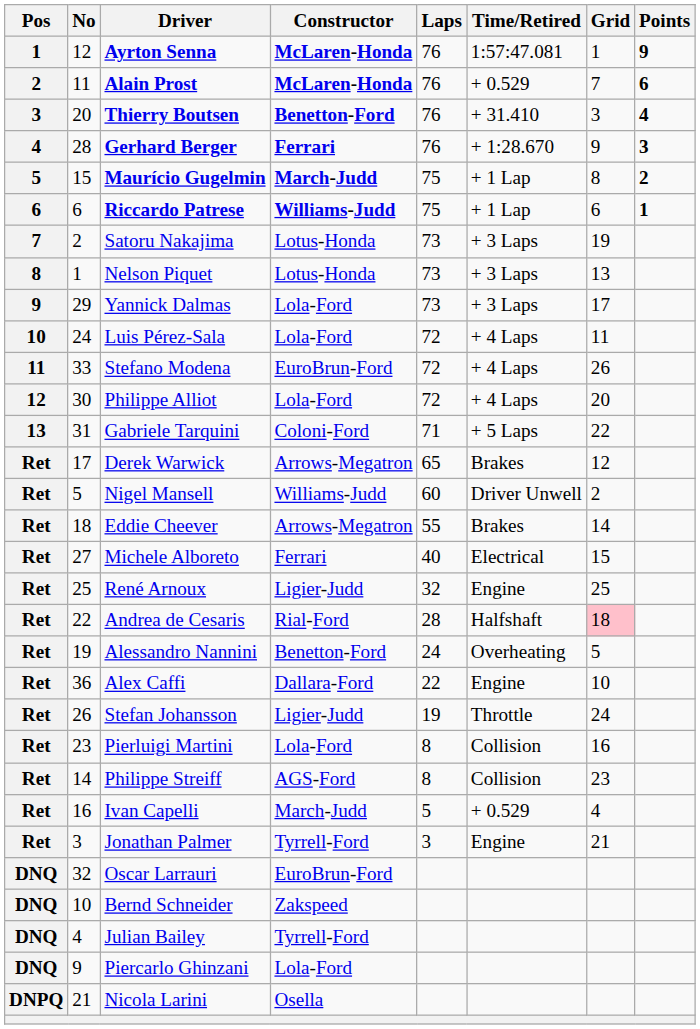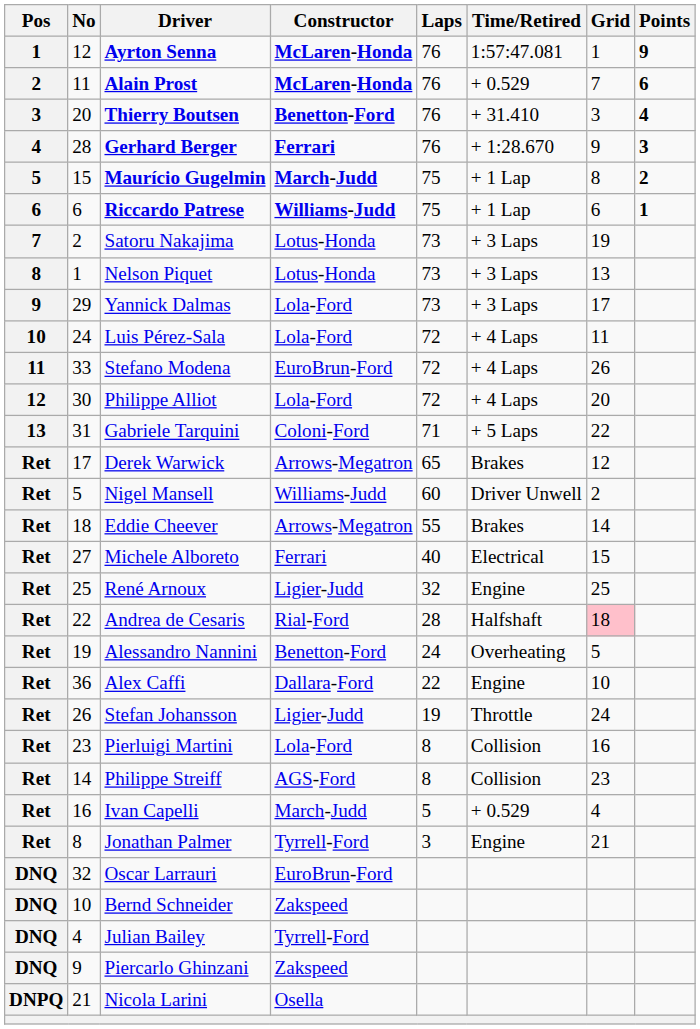(77, 841) 3 -> (77, 841) 8
(313, 967) Lola-Ford -> (311, 967) Zakspeed
